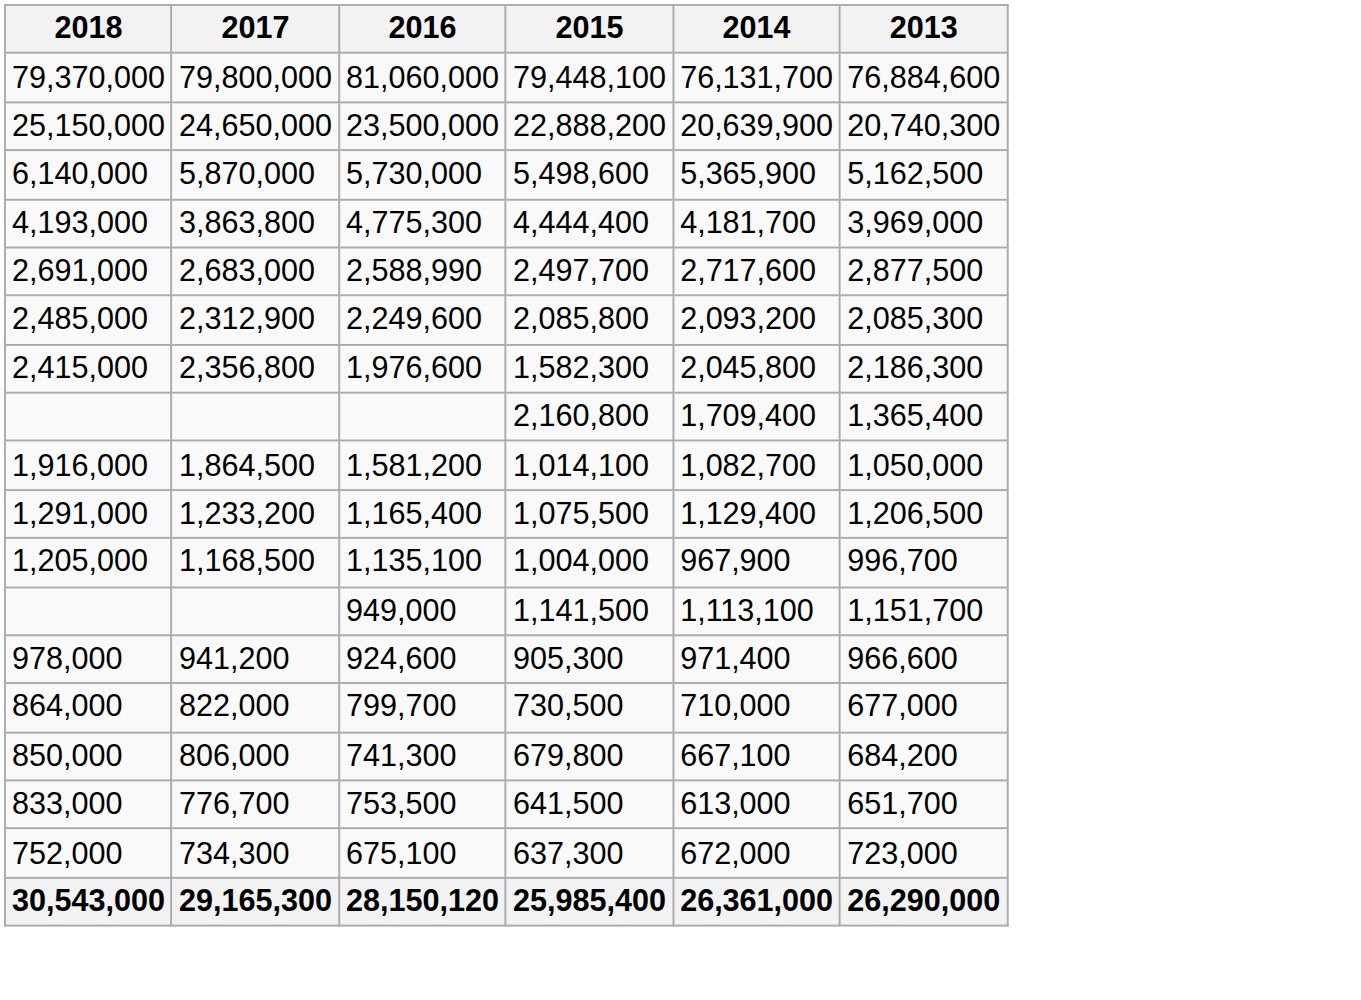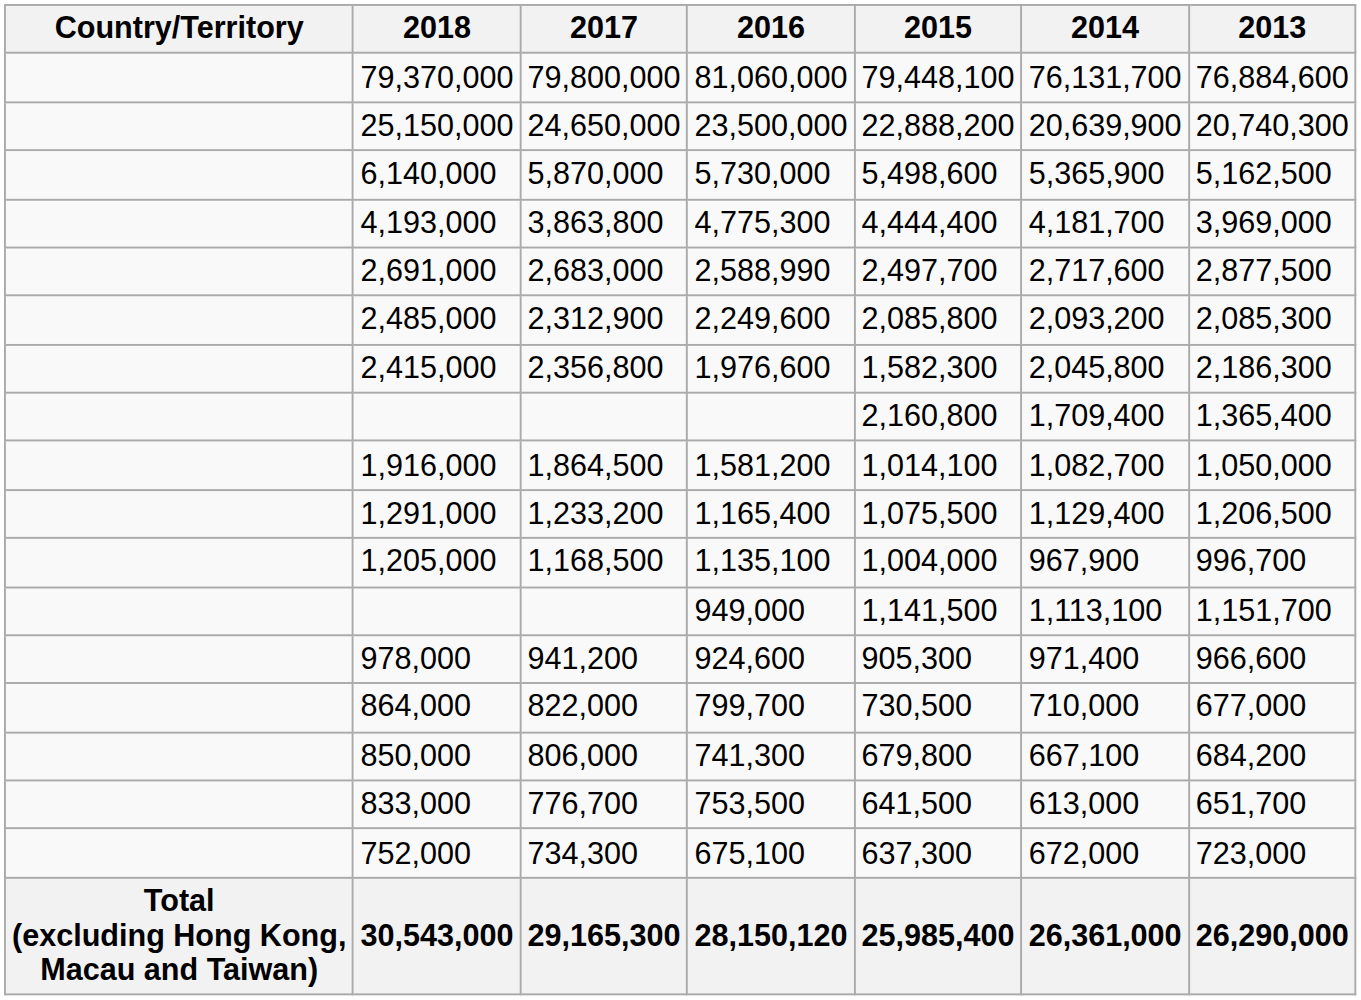+ column: (179, 28)
